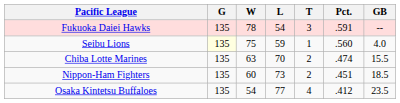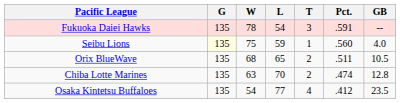+ row: (106, 59)
(380, 59) 15.5 -> (380, 75) 12.8
- row: (106, 75)
